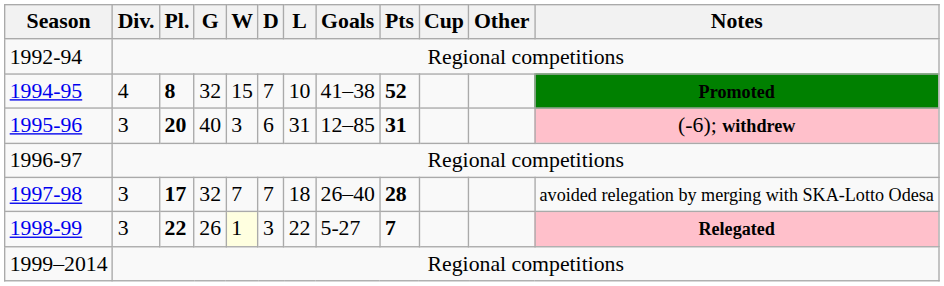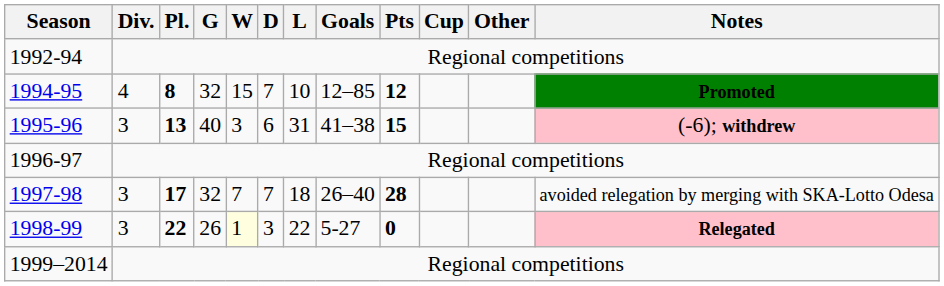(348, 90) 41–38 -> (348, 90) 12–85
(396, 90) 52 -> (396, 90) 12
(175, 125) 20 -> (175, 125) 13
(348, 125) 12–85 -> (348, 125) 41–38
(396, 125) 31 -> (396, 125) 15
(390, 228) 7 -> (390, 228) 0
